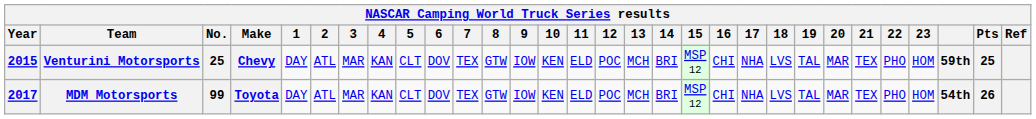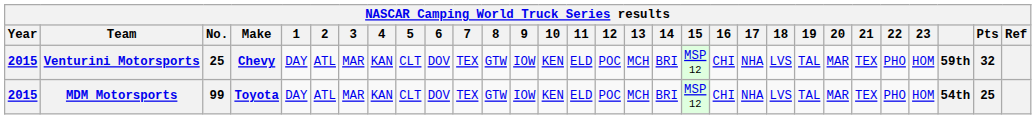(988, 62) 25 -> (988, 62) 32
(23, 96) 2017 -> (23, 96) 2015
(988, 96) 26 -> (988, 96) 25
